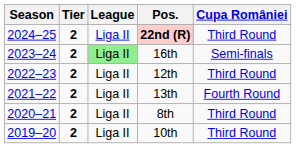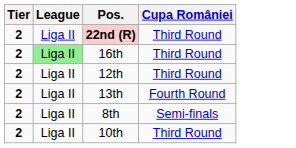- column: (32, 15)
(242, 54) Semi-finals -> (187, 54) Third Round
(242, 114) Third Round -> (187, 114) Semi-finals
